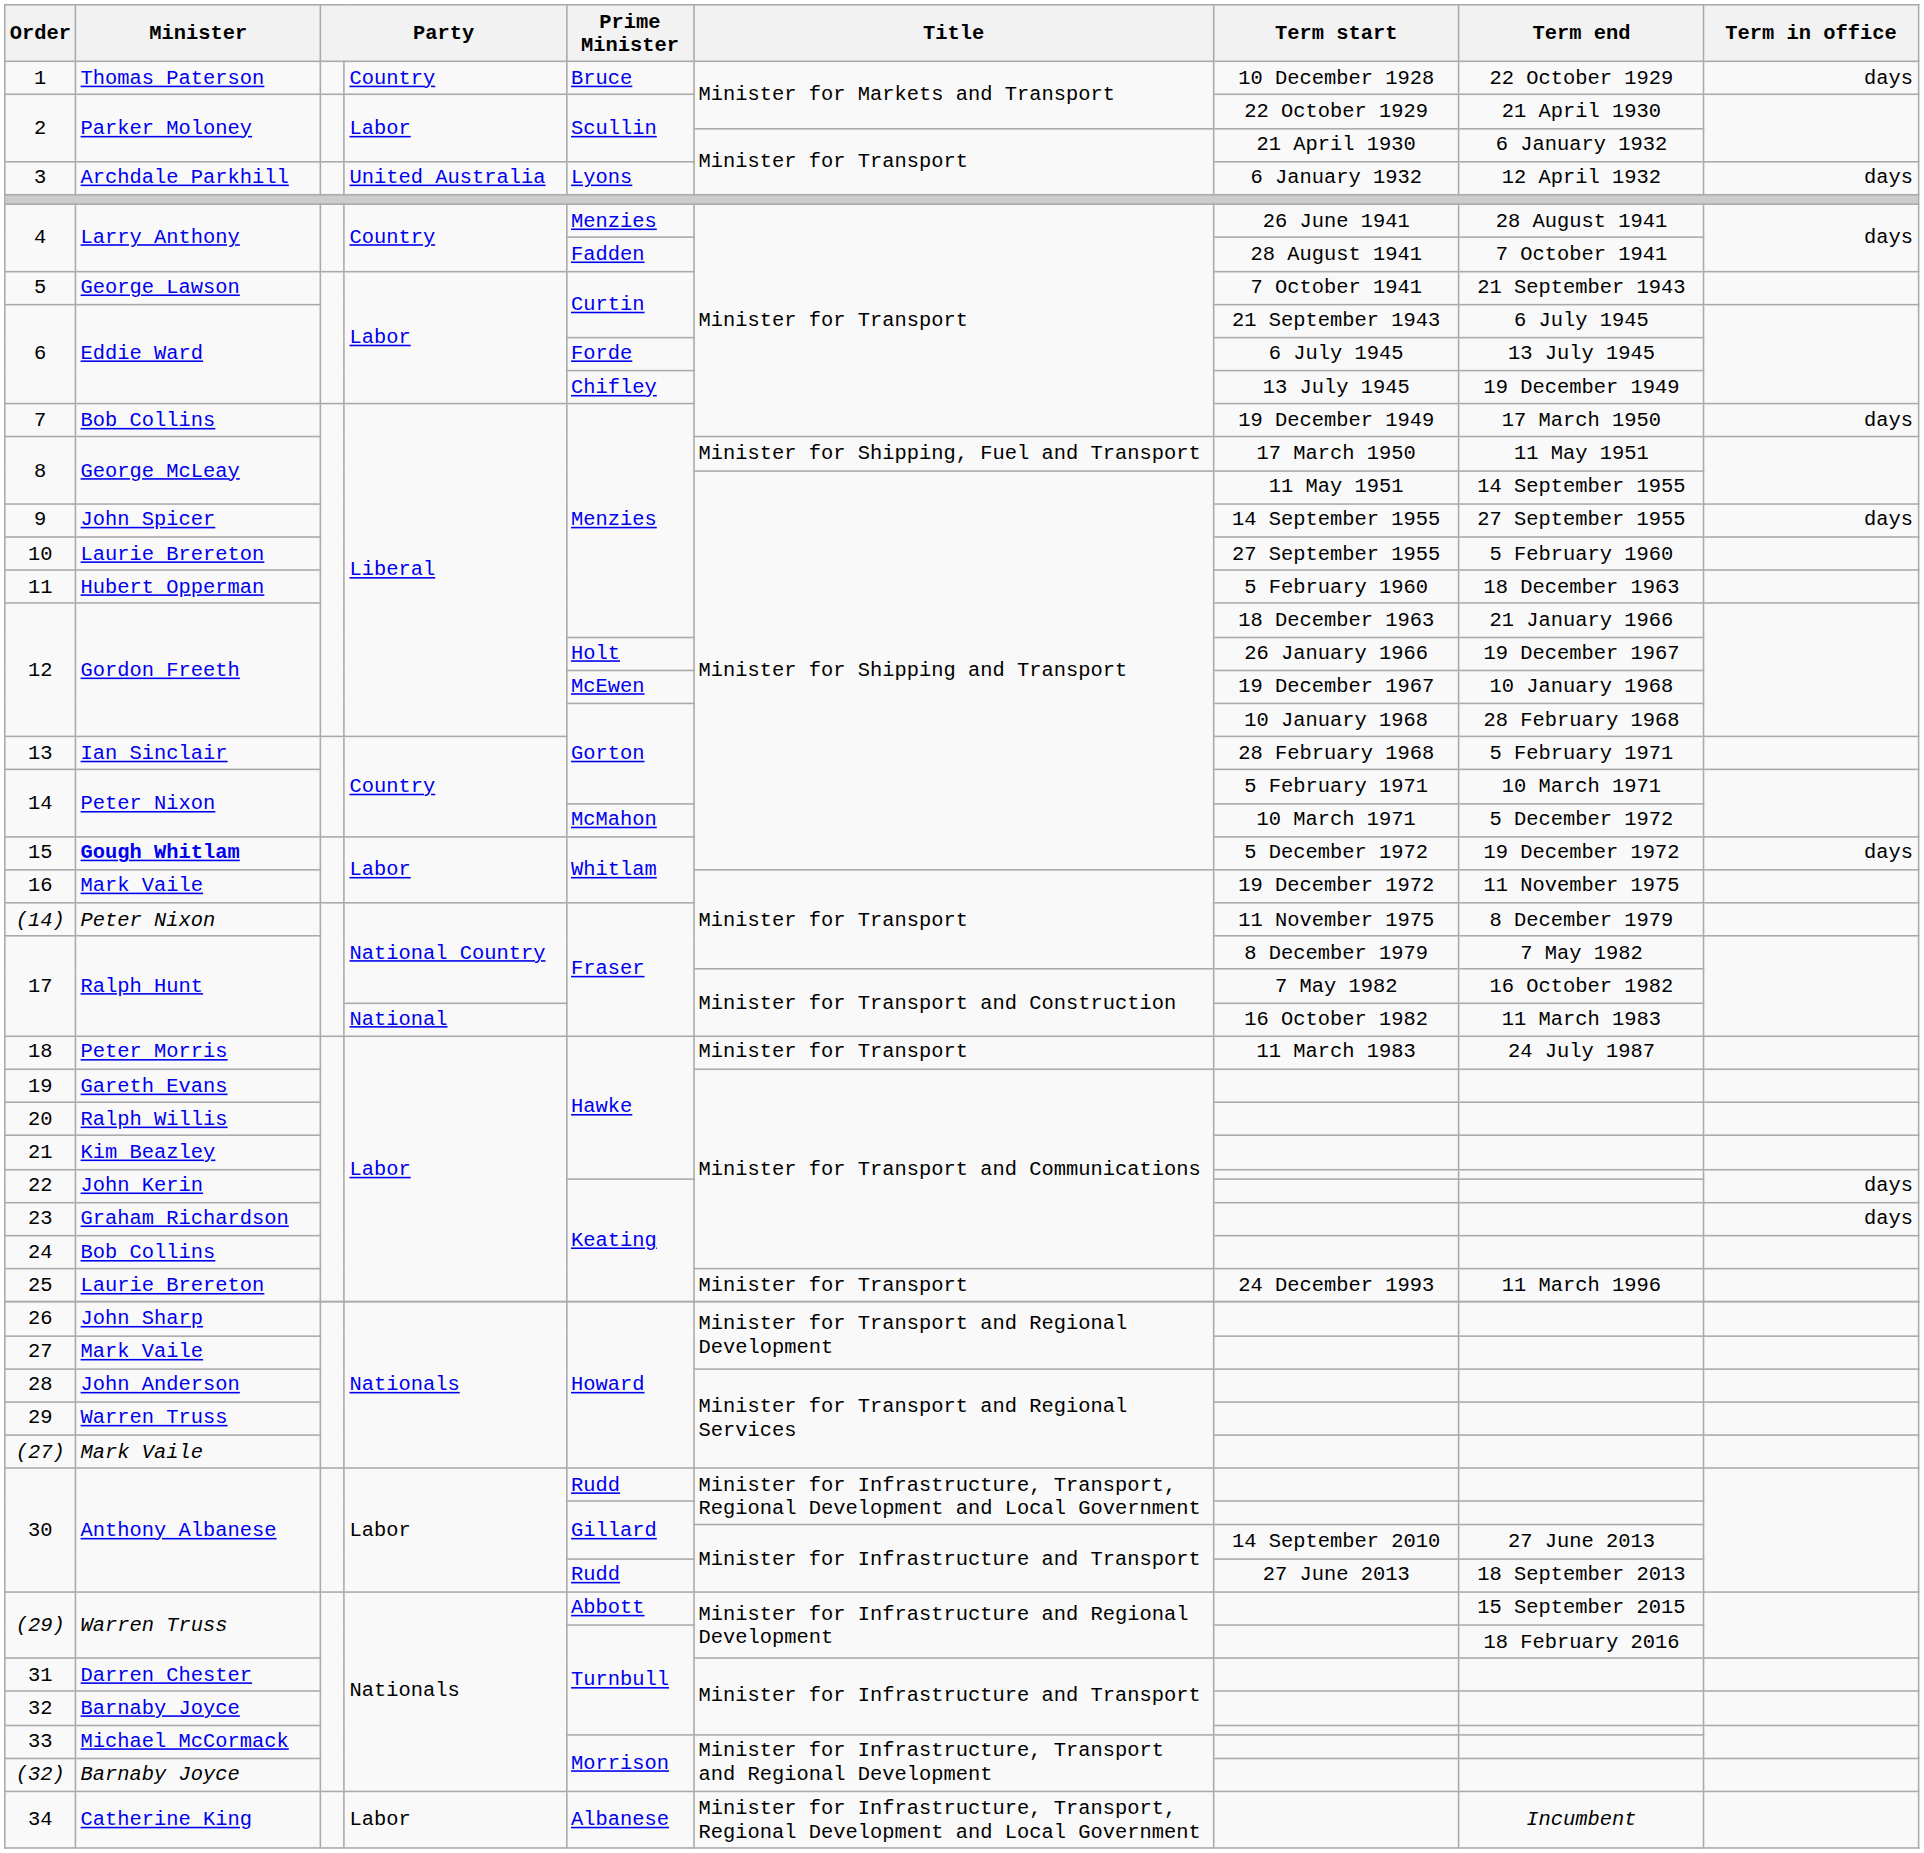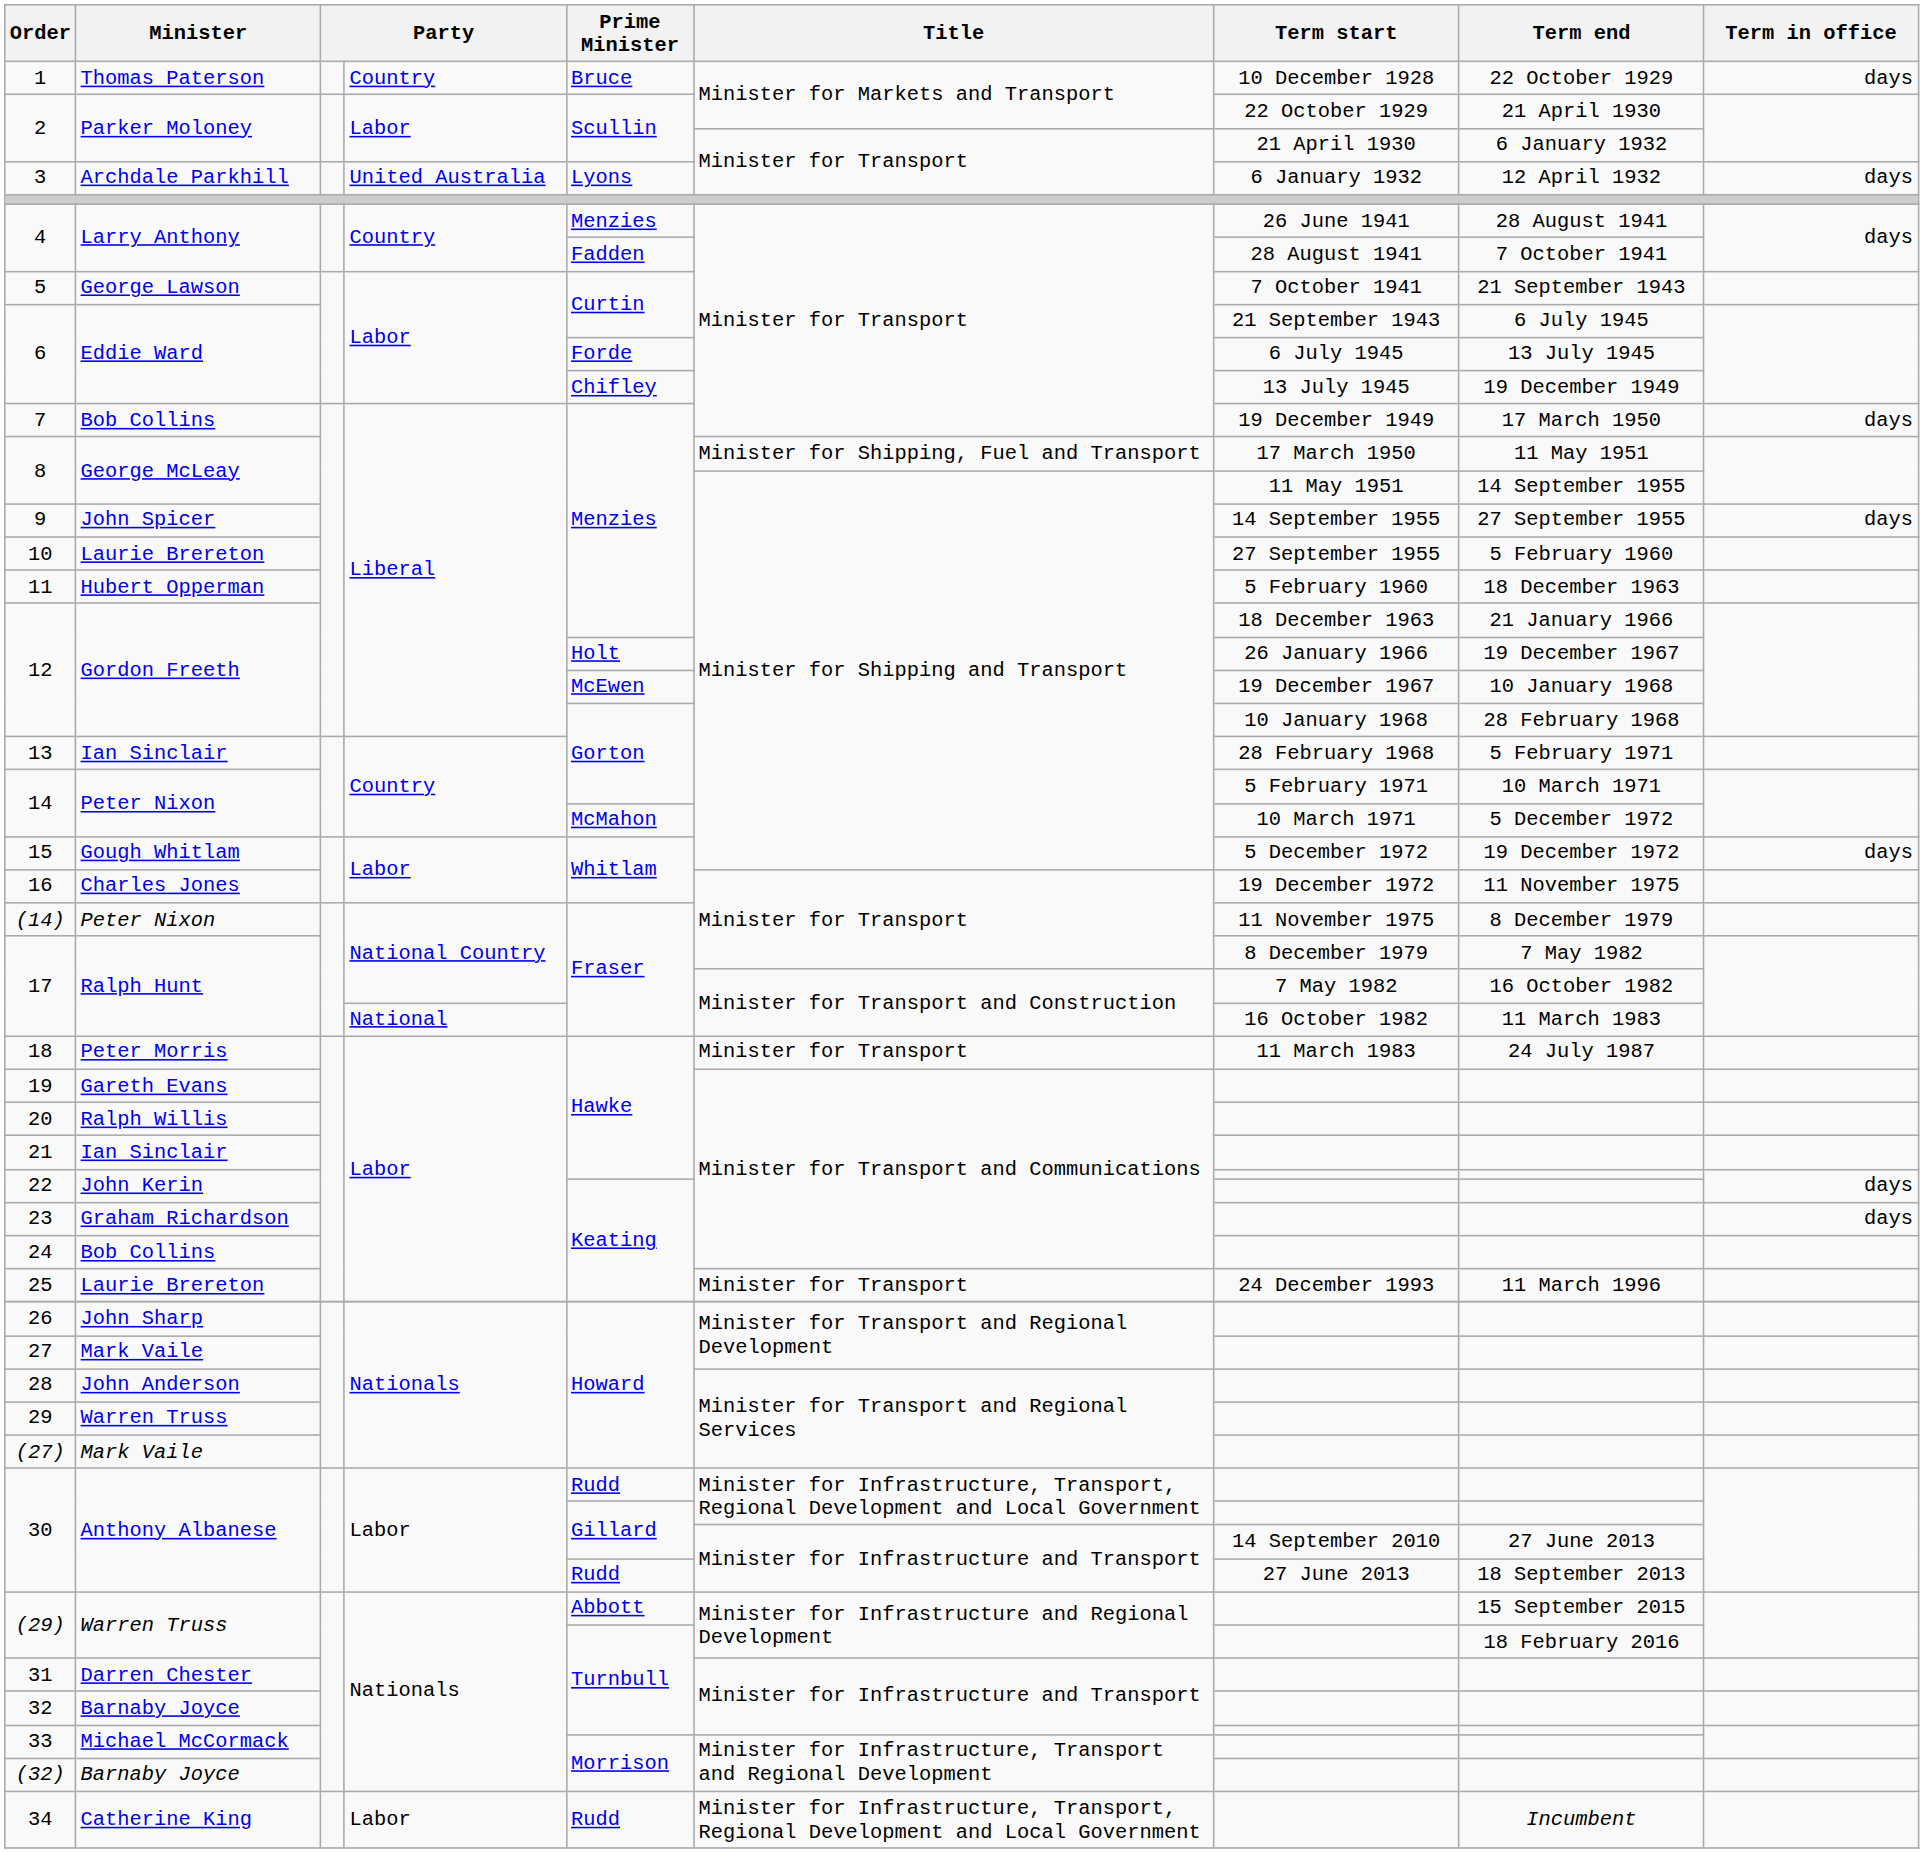(160, 853) bold -> (160, 853) normal
(142, 886) Mark Vaile -> (160, 886) Charles Jones
(148, 1152) Kim Beazley -> (154, 1152) Ian Sinclair
(620, 1820) Albanese -> (596, 1820) Rudd
